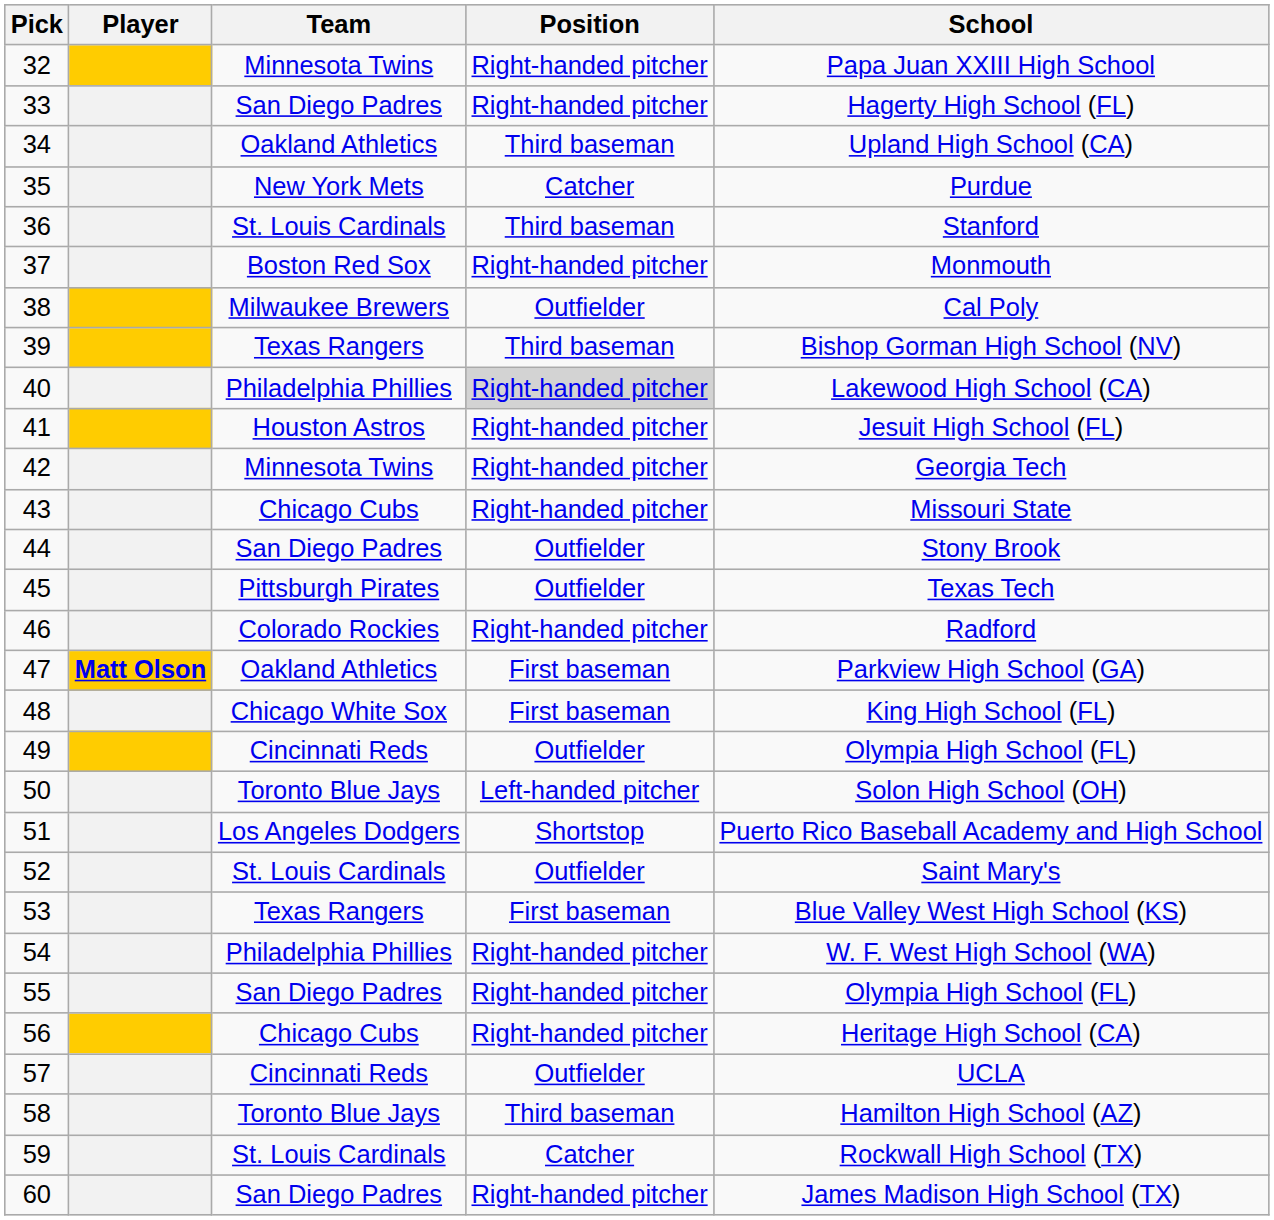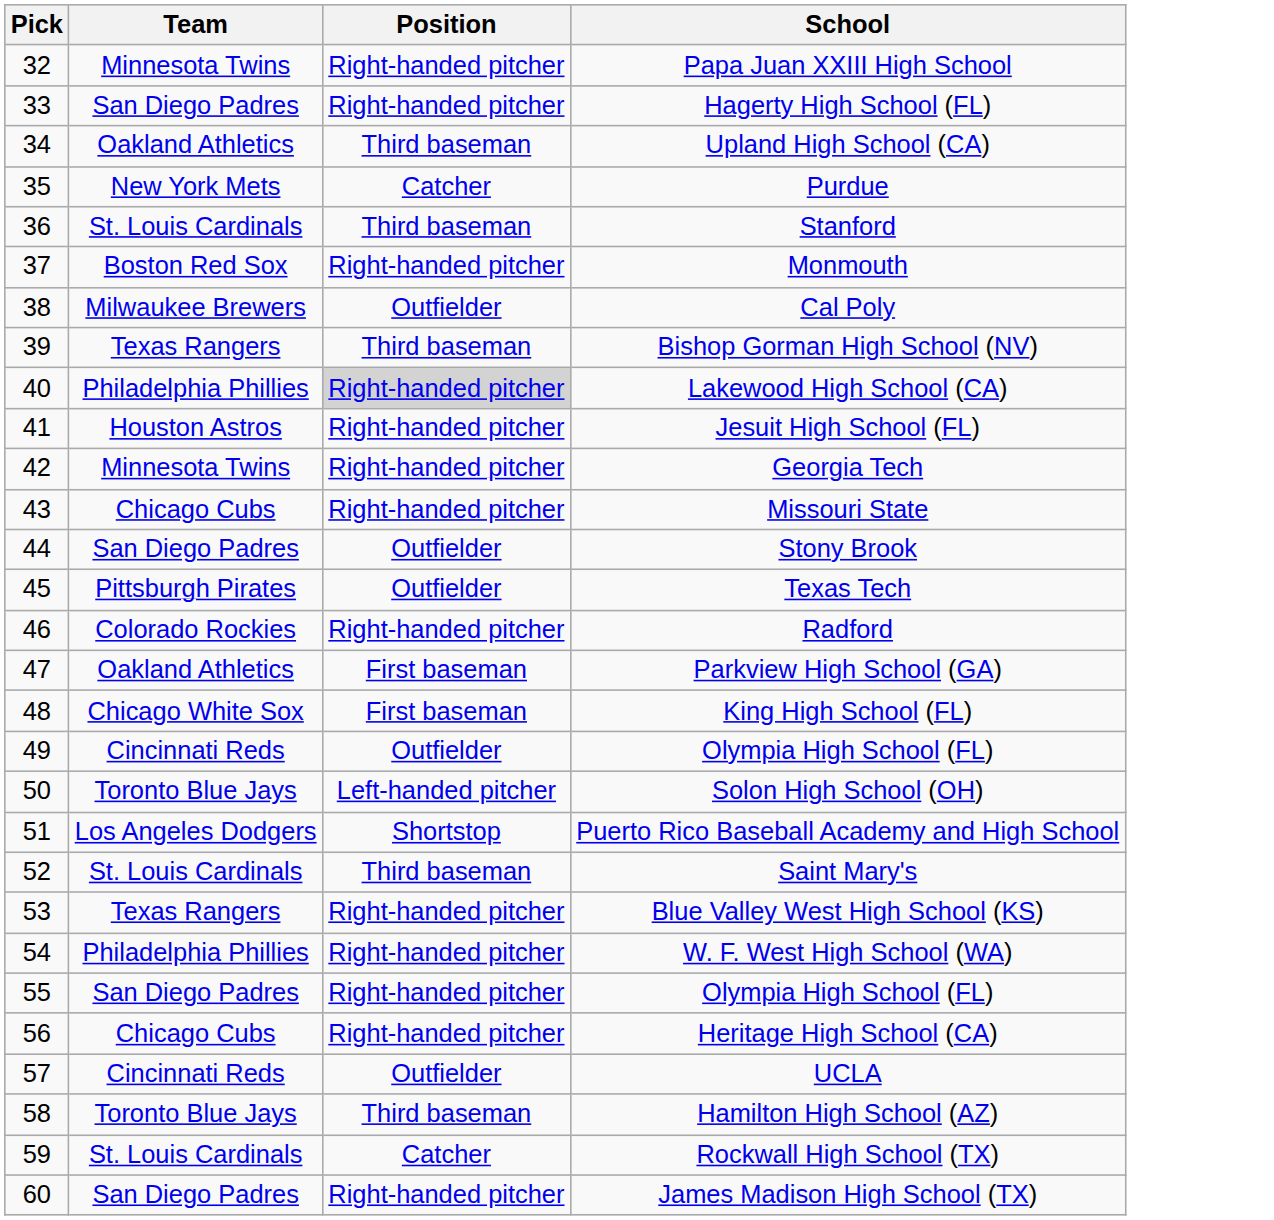- column: (140, 24)
(590, 871) Outfielder -> (446, 871) Third baseman
(590, 912) First baseman -> (446, 912) Right-handed pitcher
